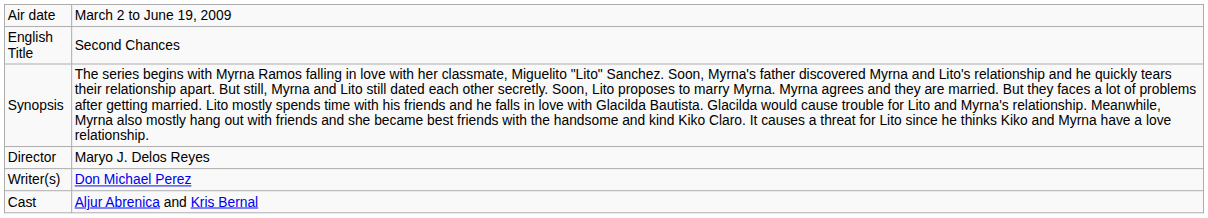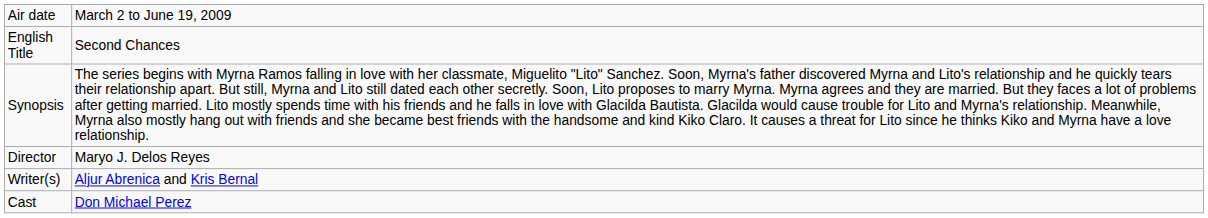(133, 180) Don Michael Perez -> (166, 180) Aljur Abrenica and Kris Bernal
(166, 202) Aljur Abrenica and Kris Bernal -> (133, 202) Don Michael Perez
